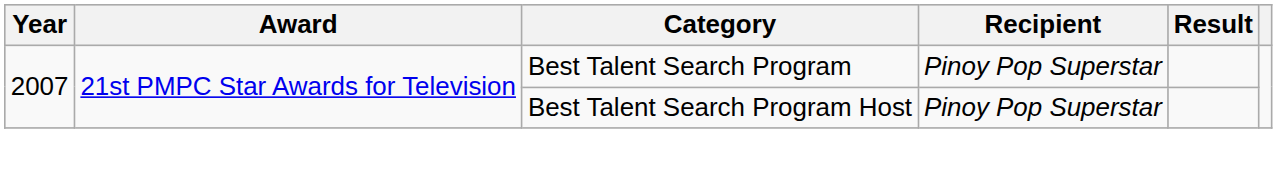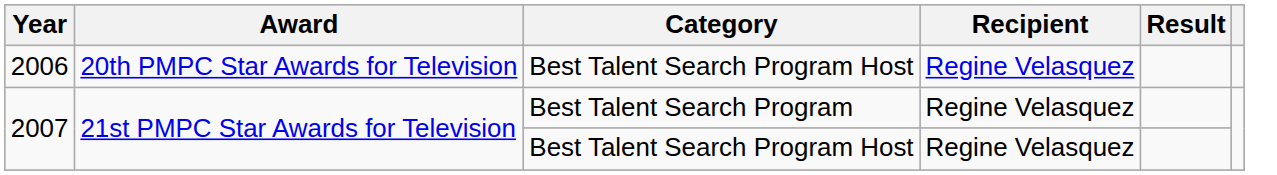+ row: (40, 66)
(1043, 66) Pinoy Pop Superstar -> (1030, 107) Regine Velasquez
(1043, 107) Pinoy Pop Superstar -> (1030, 148) Regine Velasquez
